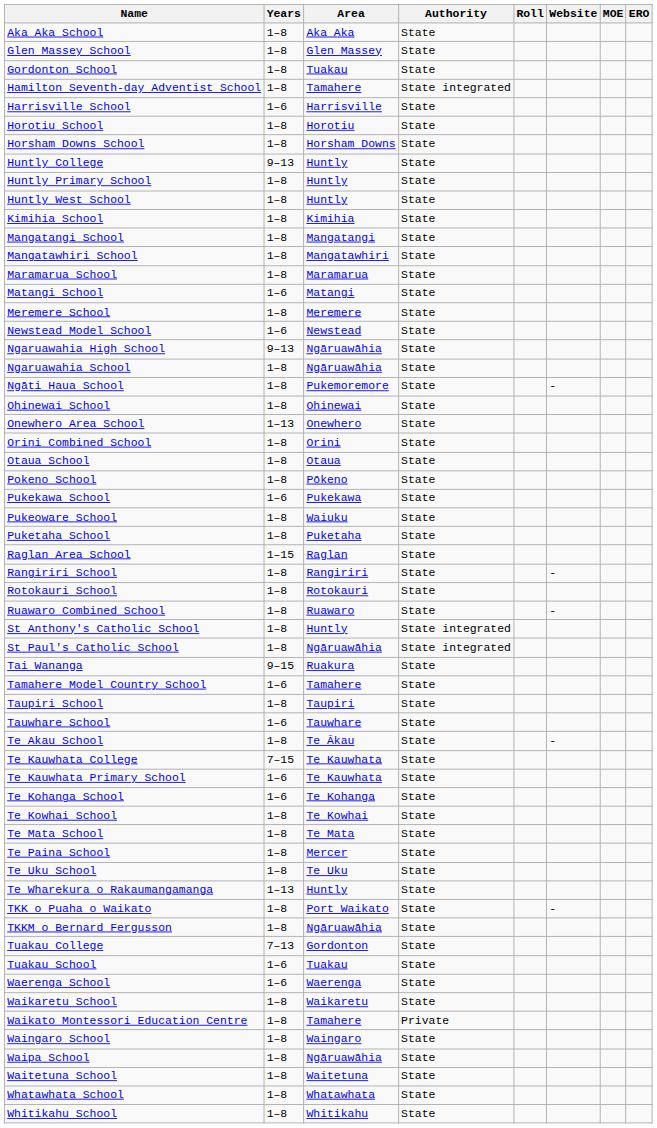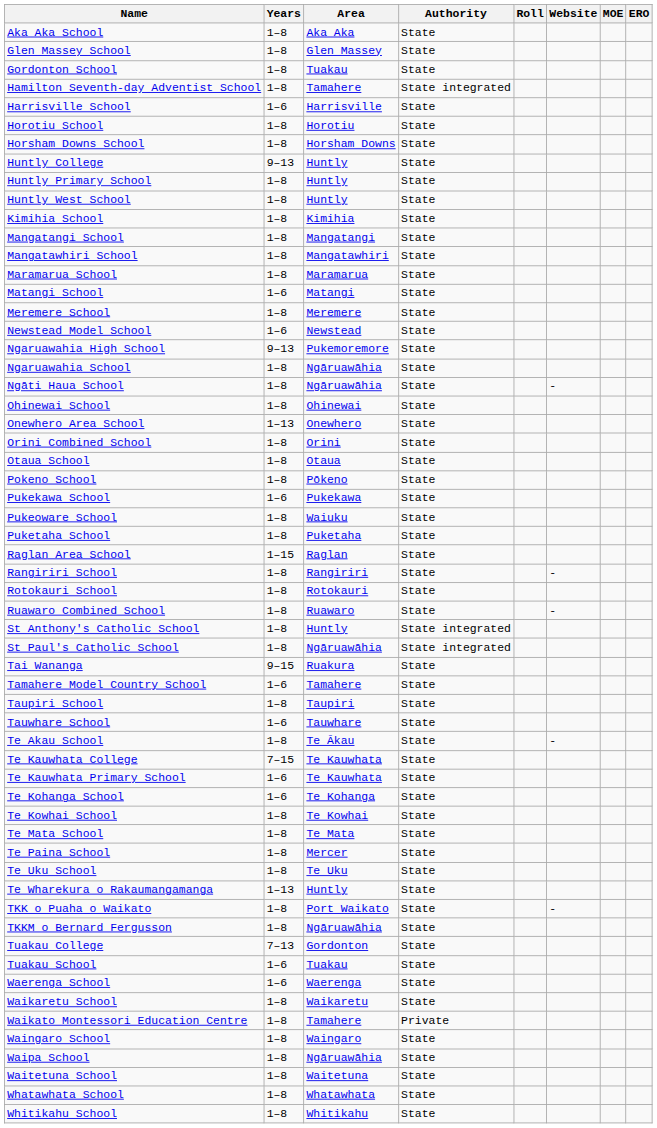(344, 349) Ngāruawāhia -> (348, 349) Pukemoremore
(348, 387) Pukemoremore -> (344, 387) Ngāruawāhia
